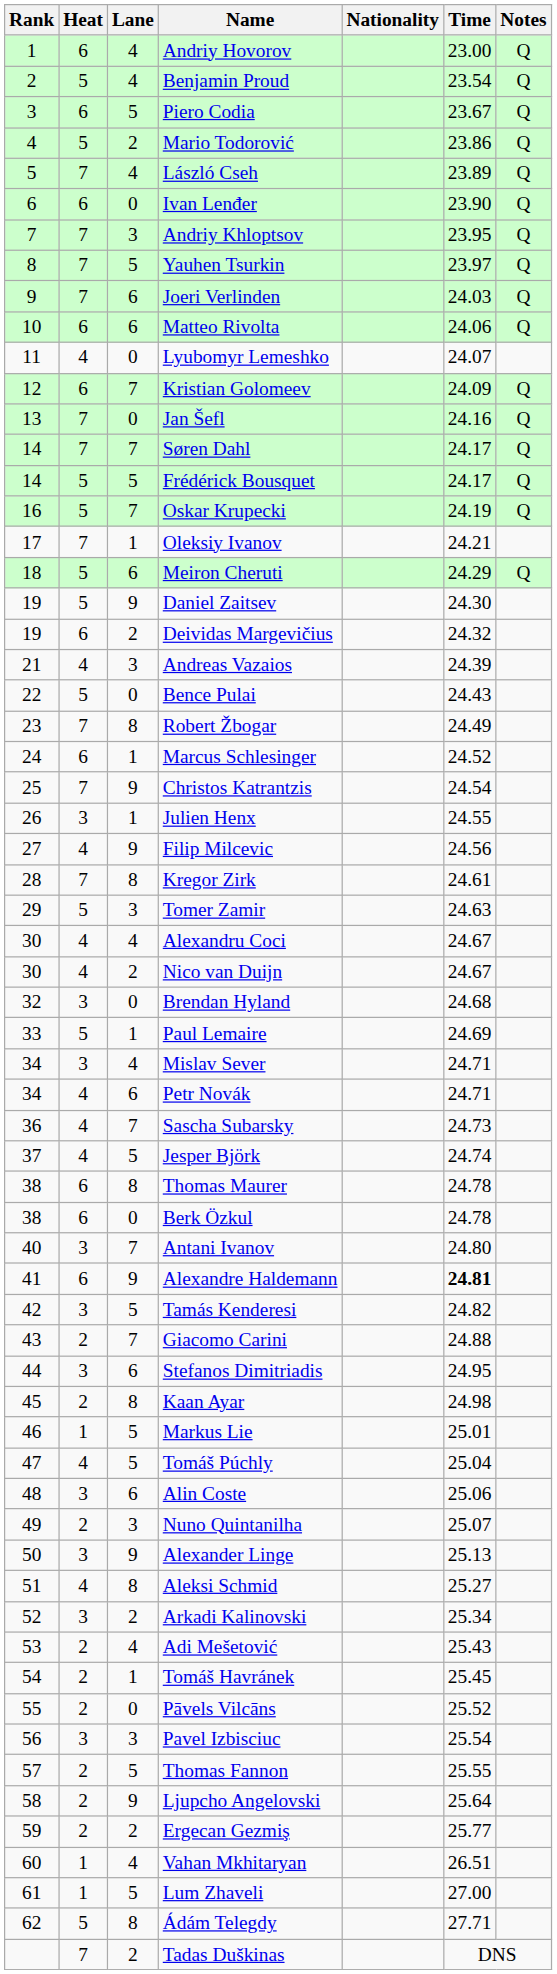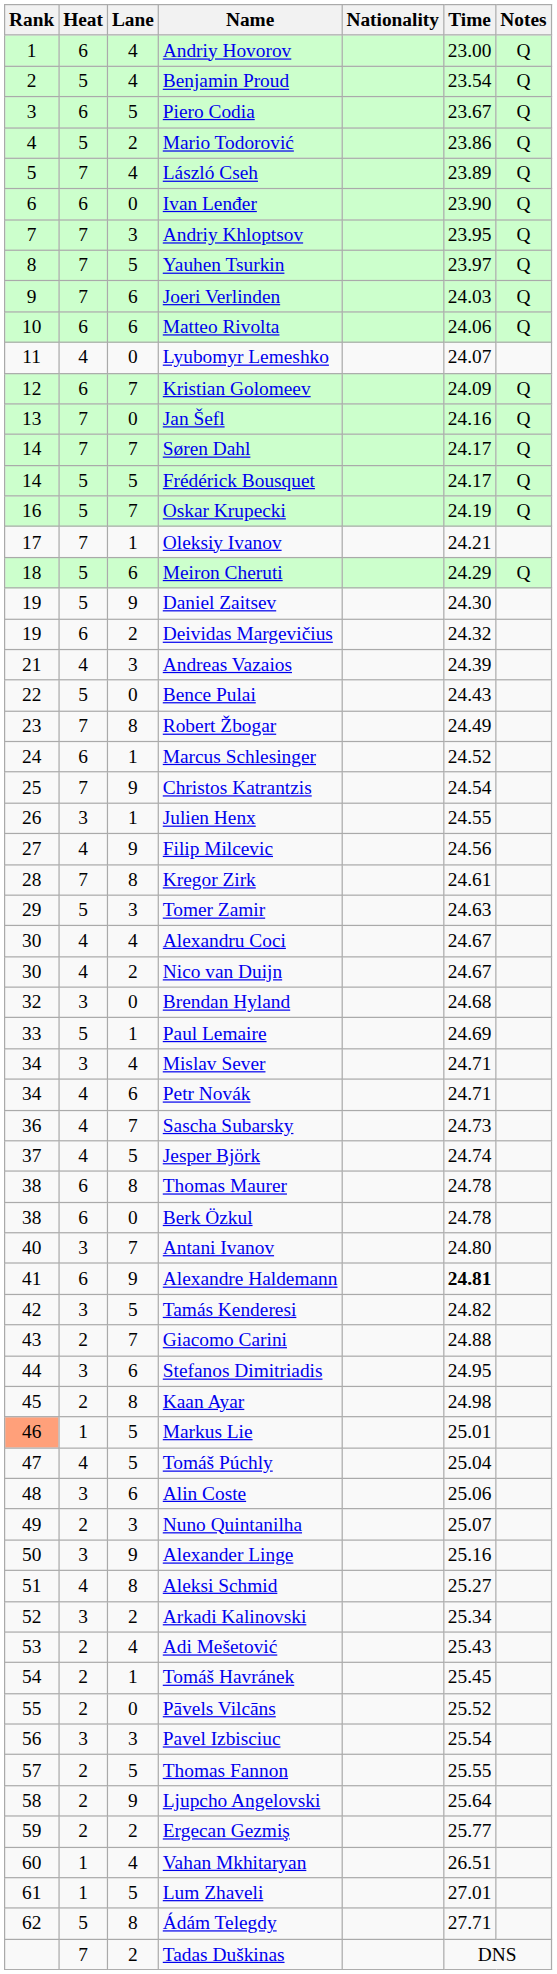(32, 1432) no background -> (32, 1432) lightsalmon background
(470, 1555) 25.13 -> (470, 1555) 25.16
(470, 1892) 27.00 -> (470, 1892) 27.01
